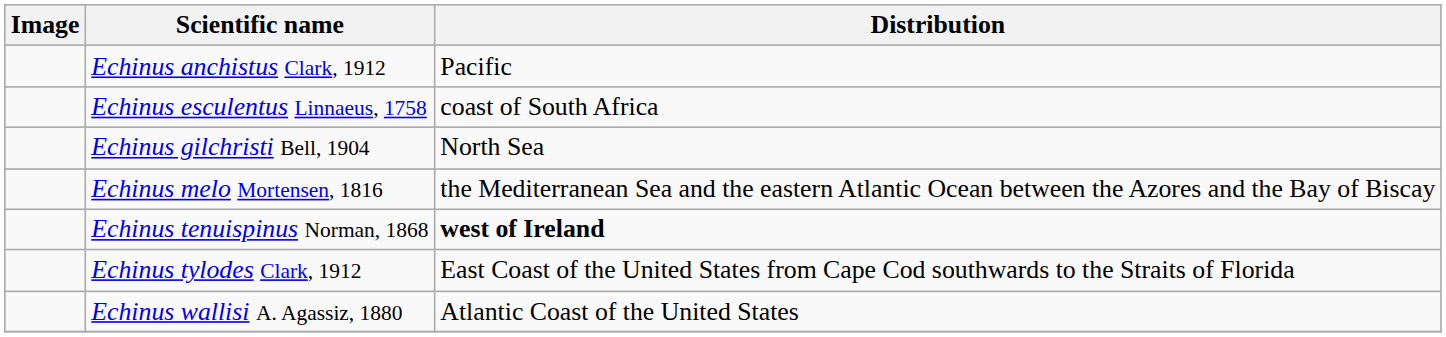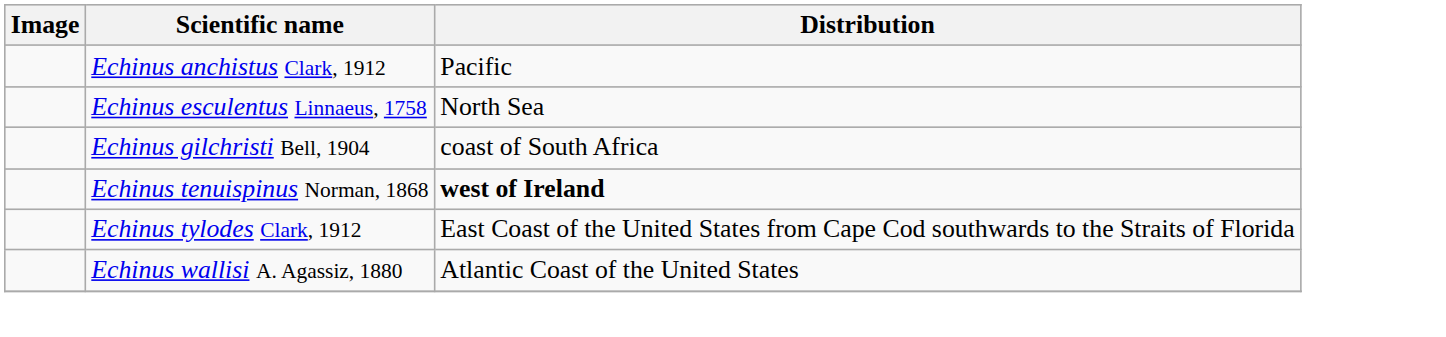(549, 106) coast of South Africa -> (492, 106) North Sea
(492, 147) North Sea -> (549, 147) coast of South Africa
- row: (237, 188)
